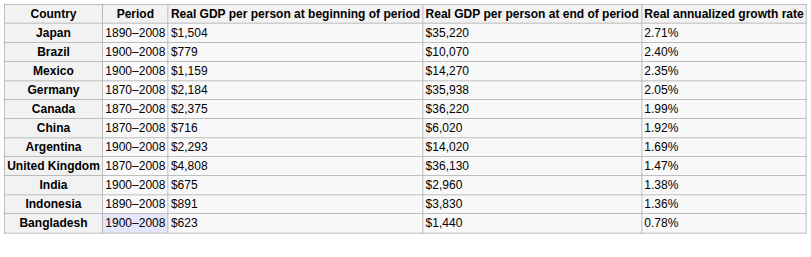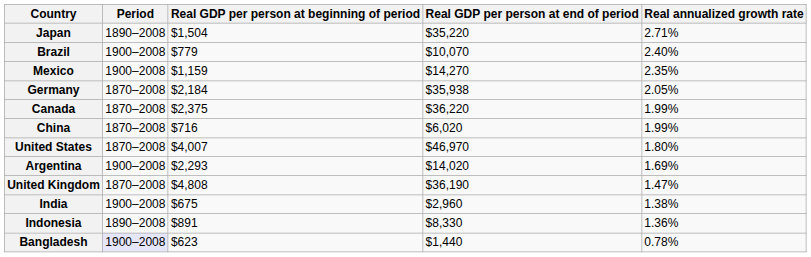(661, 128) 1.92% -> (661, 128) 1.99%
+ row: (53, 147)
(447, 166) $36,130 -> (447, 185) $36,190
(444, 204) $3,830 -> (444, 223) $8,330
